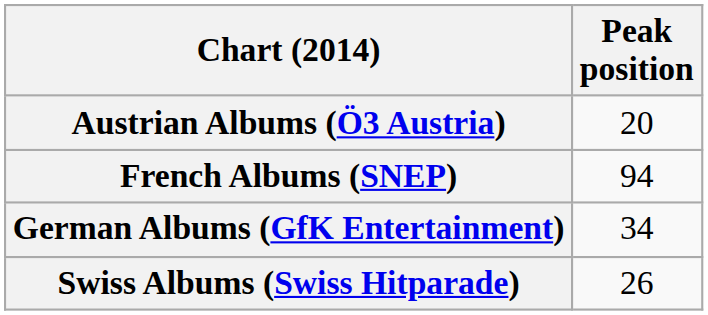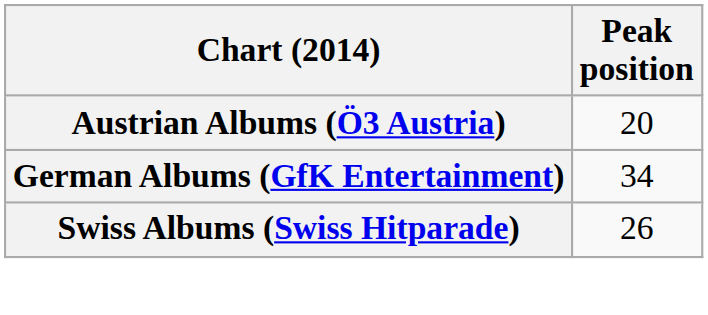- row: (289, 175)
